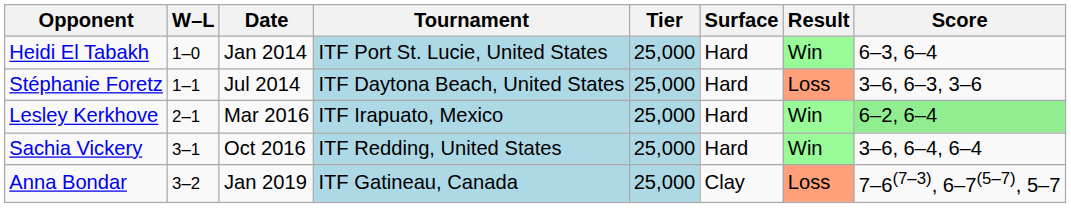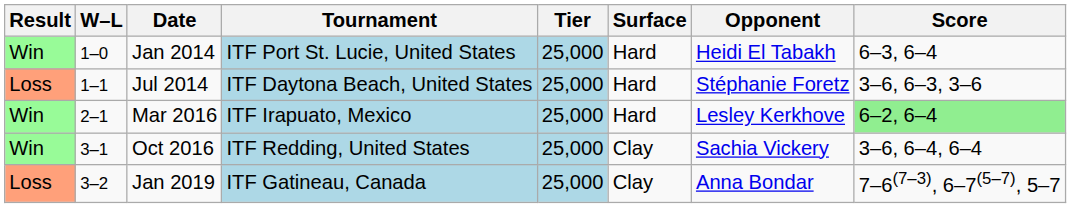columns swapped: (819, 20) <-> (86, 20)
(726, 148) Hard -> (633, 148) Clay
